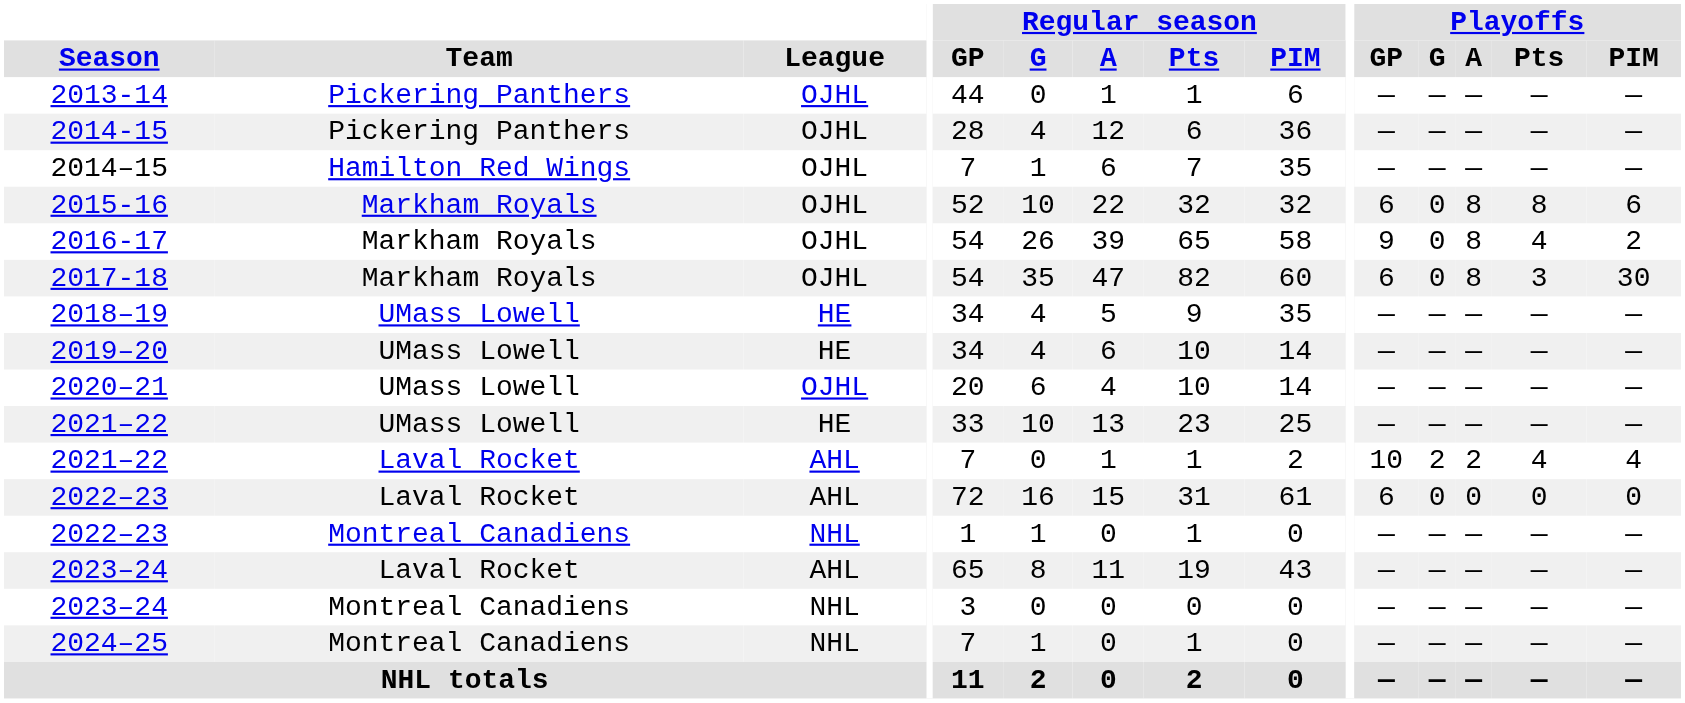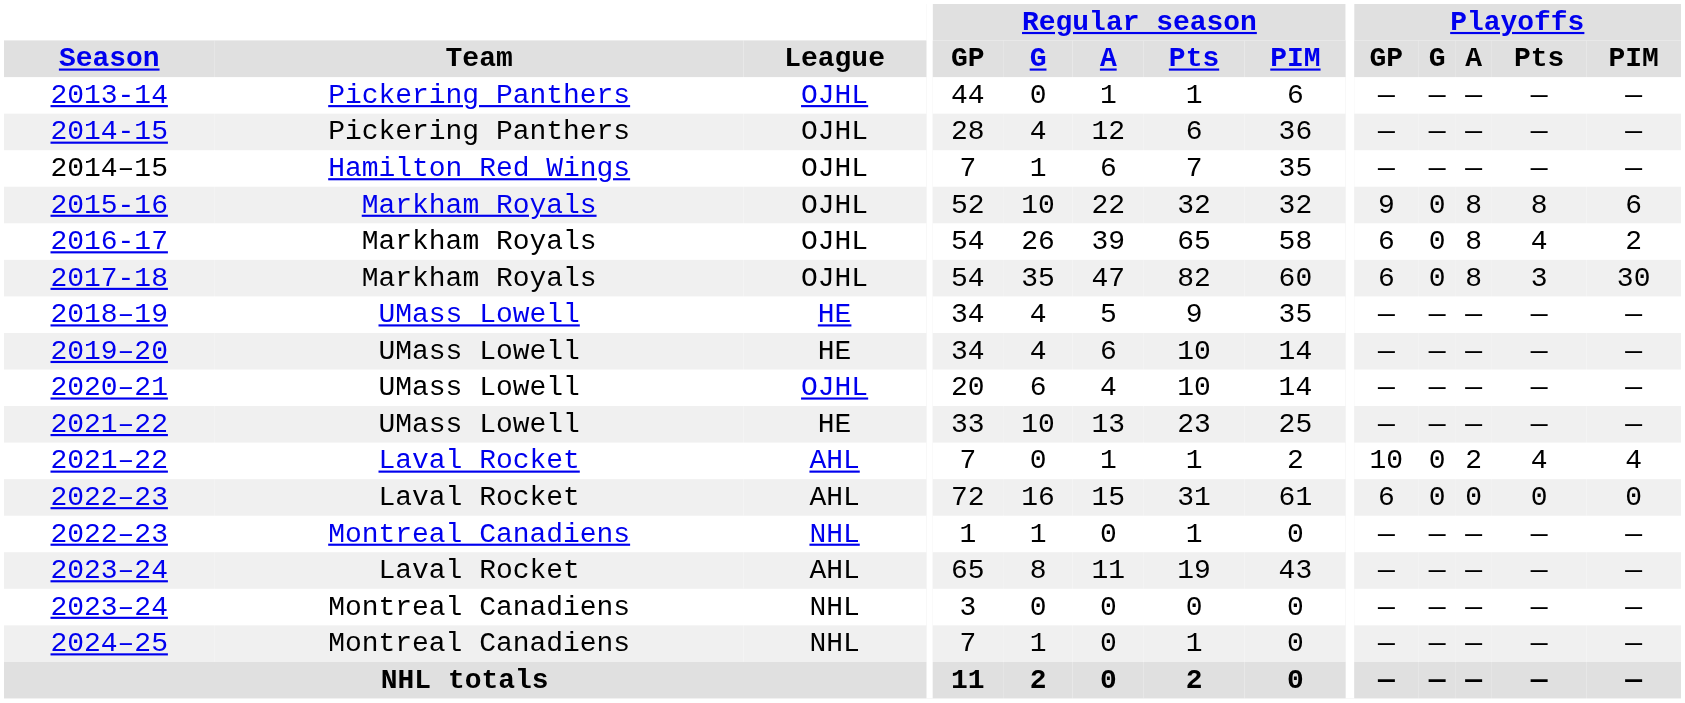(1386, 205) 6 -> (1386, 205) 9
(1386, 242) 9 -> (1386, 242) 6
(1437, 461) 2 -> (1437, 461) 0
